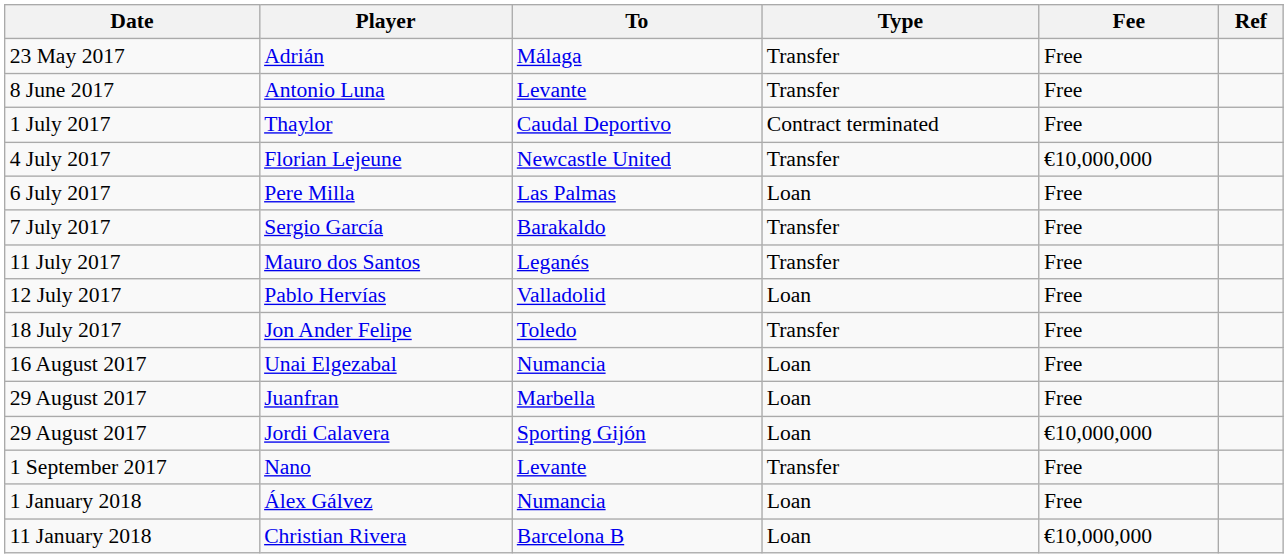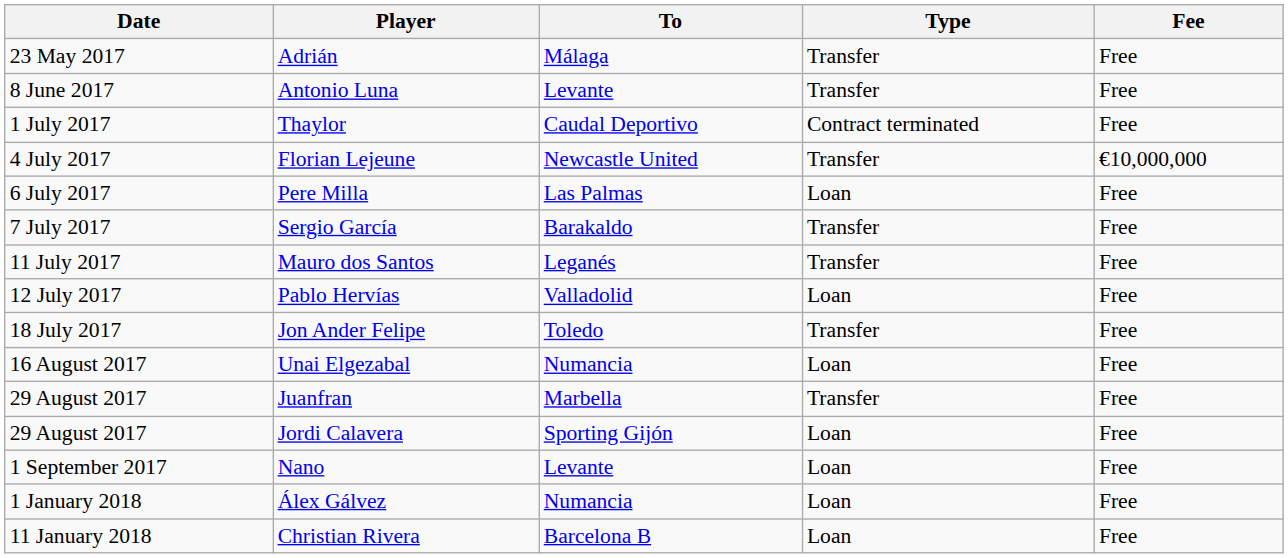- column: (1251, 21)
(789, 398) Loan -> (843, 398) Transfer
(1098, 432) €10,000,000 -> (1118, 432) Free
(803, 466) Transfer -> (829, 466) Loan
(1098, 535) €10,000,000 -> (1118, 535) Free
